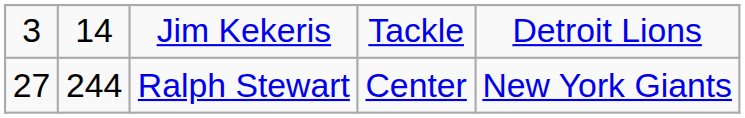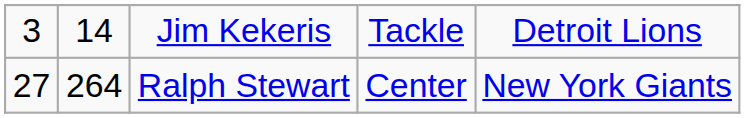(94, 84) 244 -> (94, 84) 264
